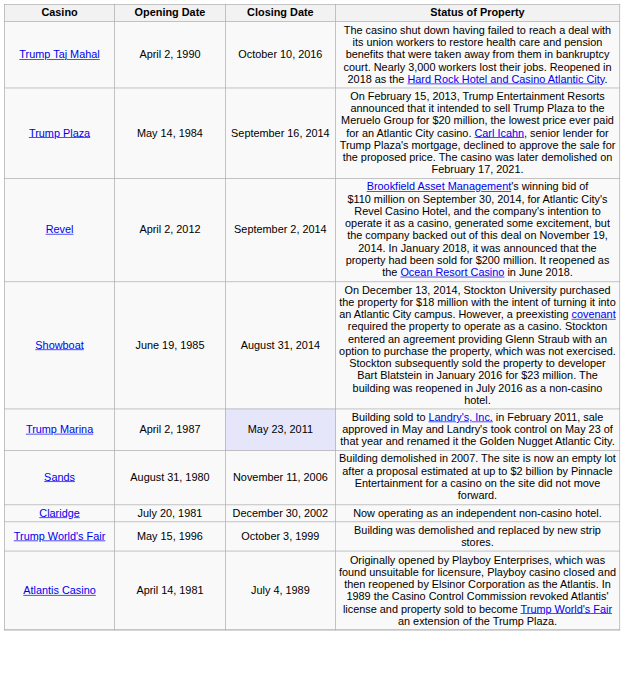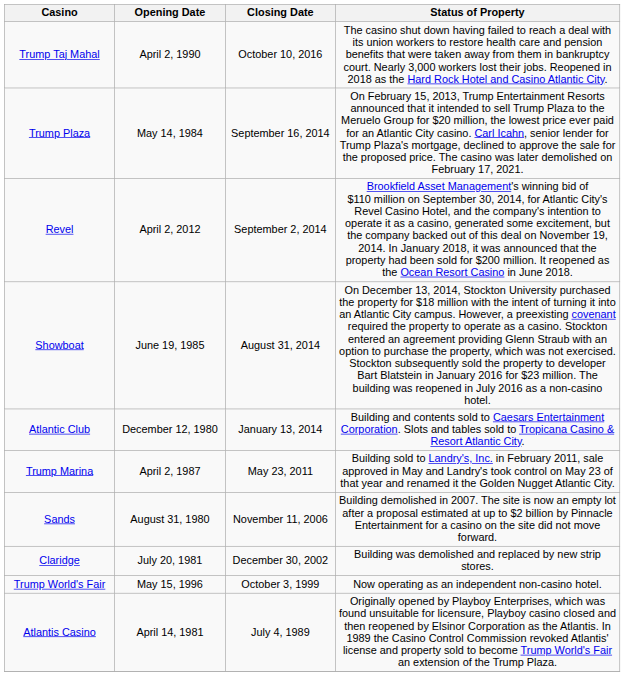+ row: (60, 429)
(280, 429) lavender background -> (280, 471) no background
(477, 513) Now operating as an independent non-casino hotel. -> (477, 561) Building was demolished and replaced by new strip stores.
(477, 536) Building was demolished and replaced by new strip stores. -> (477, 584) Now operating as an independent non-casino hotel.
